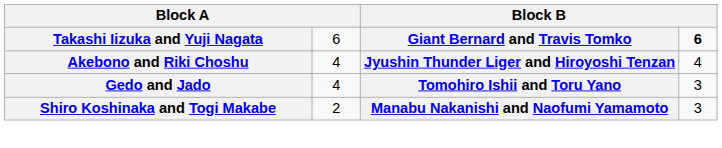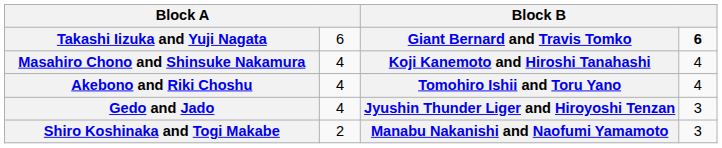+ row: (162, 62)
(520, 62) Jyushin Thunder Liger and Hiroyoshi Tenzan -> (520, 85) Tomohiro Ishii and Toru Yano
(520, 85) Tomohiro Ishii and Toru Yano -> (520, 108) Jyushin Thunder Liger and Hiroyoshi Tenzan
